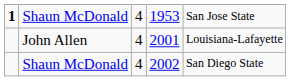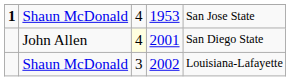(139, 40) no background -> (139, 40) lightyellow background
(234, 40) Louisiana-Lafayette -> (225, 40) San Diego State
(139, 64) 4 -> (139, 64) 3
(225, 64) San Diego State -> (234, 64) Louisiana-Lafayette
